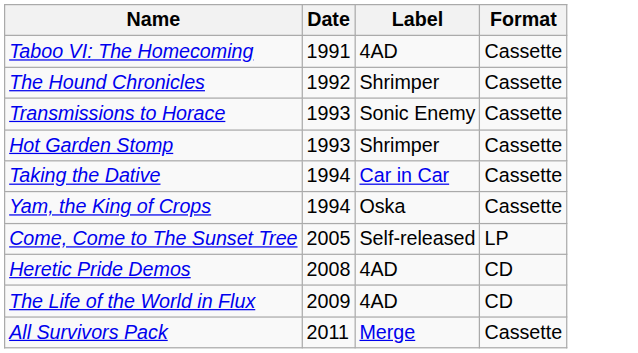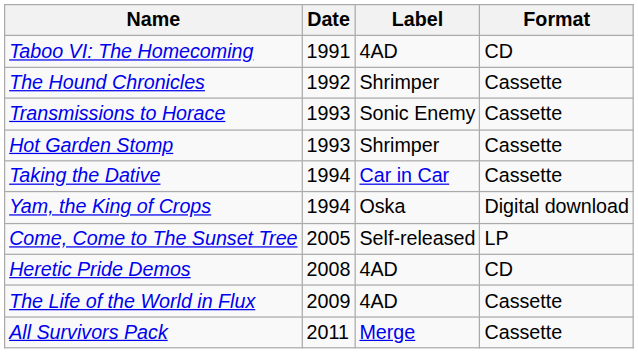(523, 51) Cassette -> (499, 51) CD
(523, 207) Cassette -> (557, 207) Digital download
(499, 301) CD -> (523, 301) Cassette
